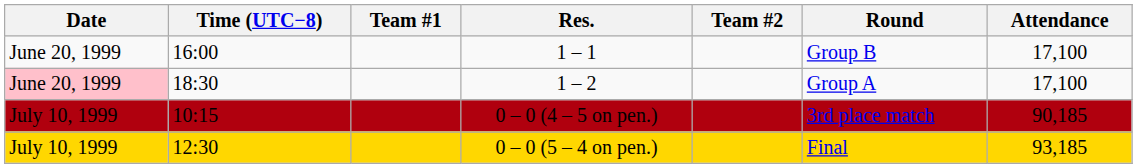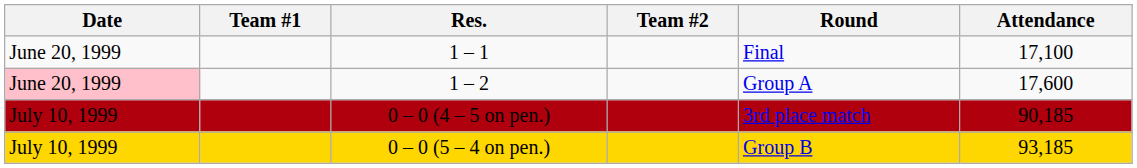- column: (259, 20)
(842, 52) Group B -> (764, 52) Final
(1060, 83) 17,100 -> (1046, 83) 17,600
(827, 147) Final -> (778, 147) Group B
